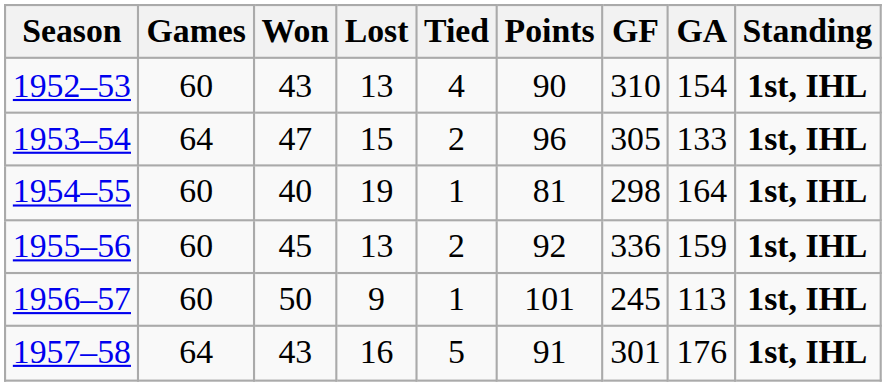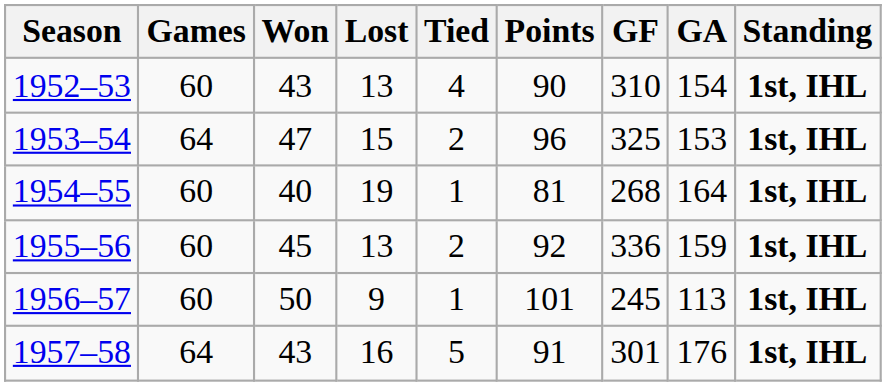(636, 138) 305 -> (636, 138) 325
(702, 138) 133 -> (702, 138) 153
(636, 191) 298 -> (636, 191) 268
